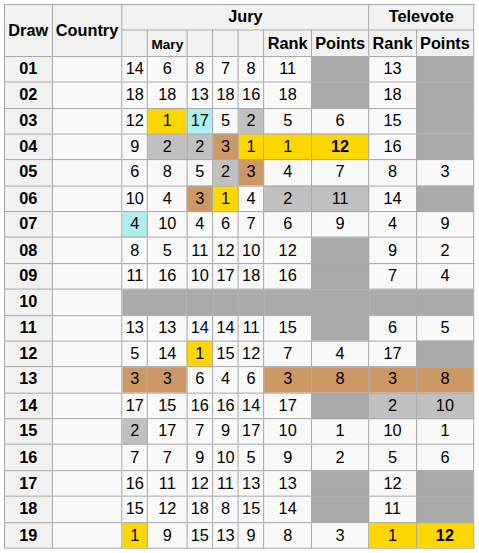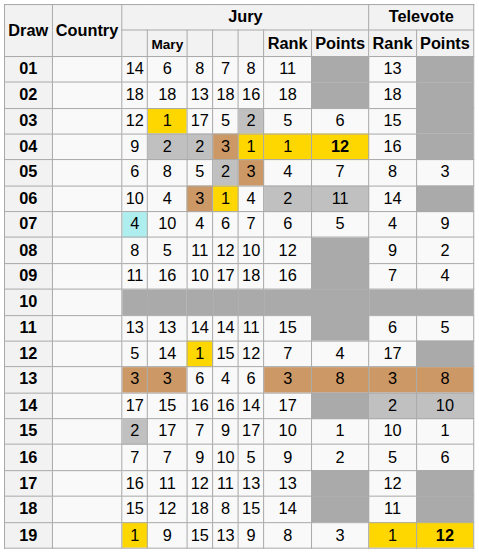(200, 120) paleturquoise background -> (200, 120) no background
(340, 224) 9 -> (340, 224) 5
